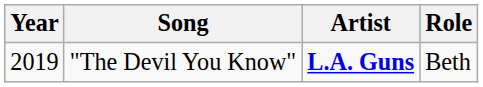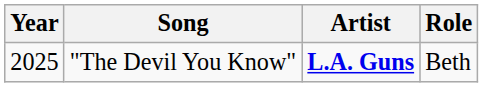(34, 61) 2019 -> (34, 61) 2025
